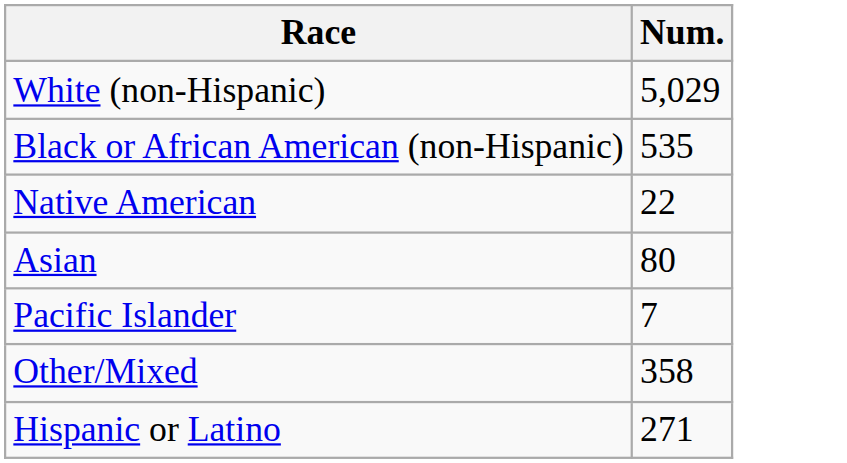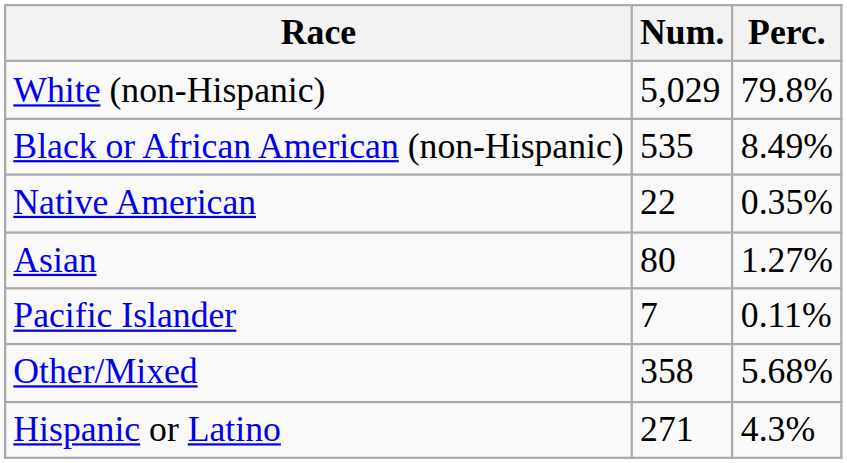+ column: (787, 32)
